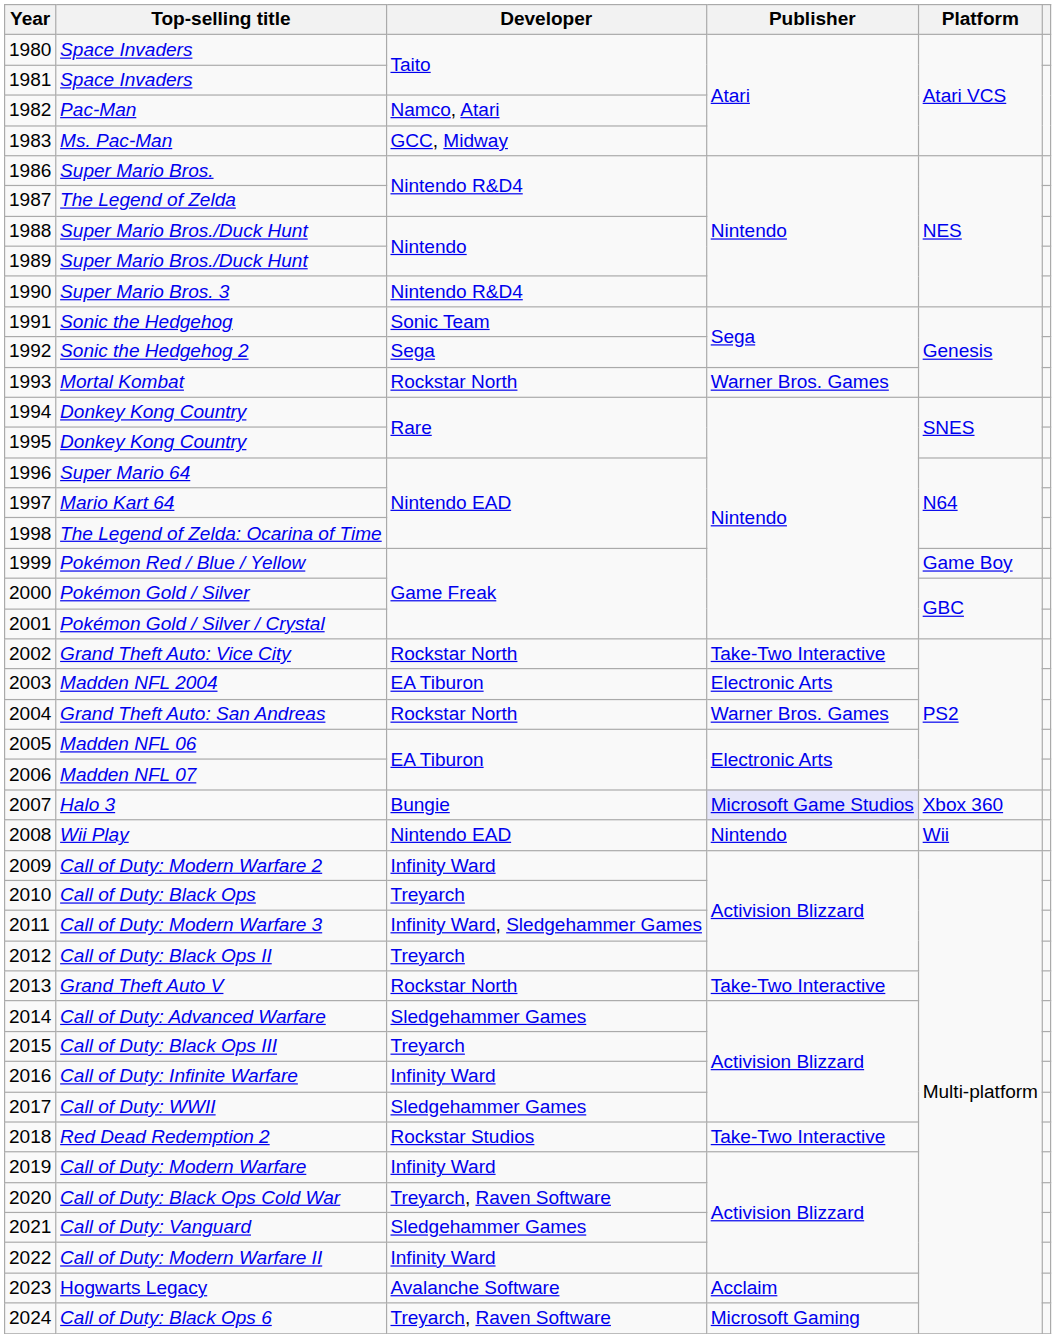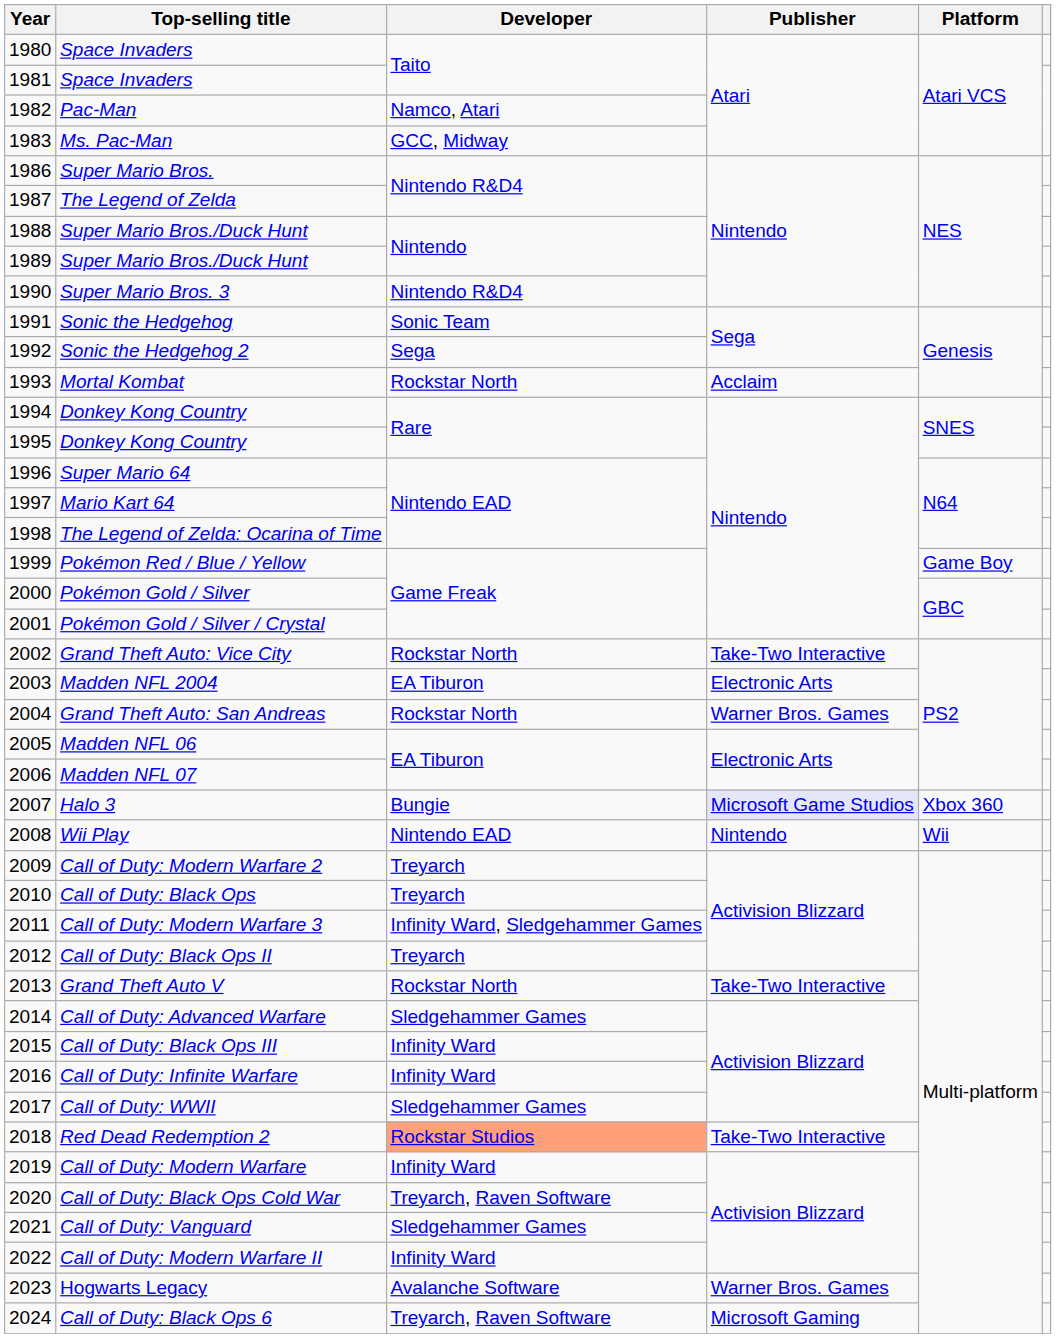(800, 381) Warner Bros. Games -> (744, 381) Acclaim
(443, 865) Infinity Ward -> (428, 865) Treyarch
(428, 1046) Treyarch -> (443, 1046) Infinity Ward
(462, 1136) no background -> (462, 1136) lightsalmon background
(744, 1287) Acclaim -> (800, 1287) Warner Bros. Games
